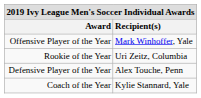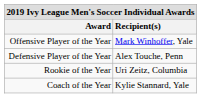rows swapped: (60, 71) <-> (77, 56)
